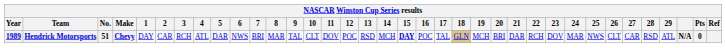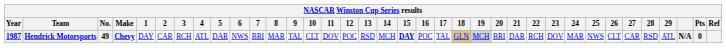(14, 36) 1989 -> (14, 36) 1987
(105, 36) 51 -> (105, 36) 49
(481, 36) no background -> (481, 36) lightgrey background
